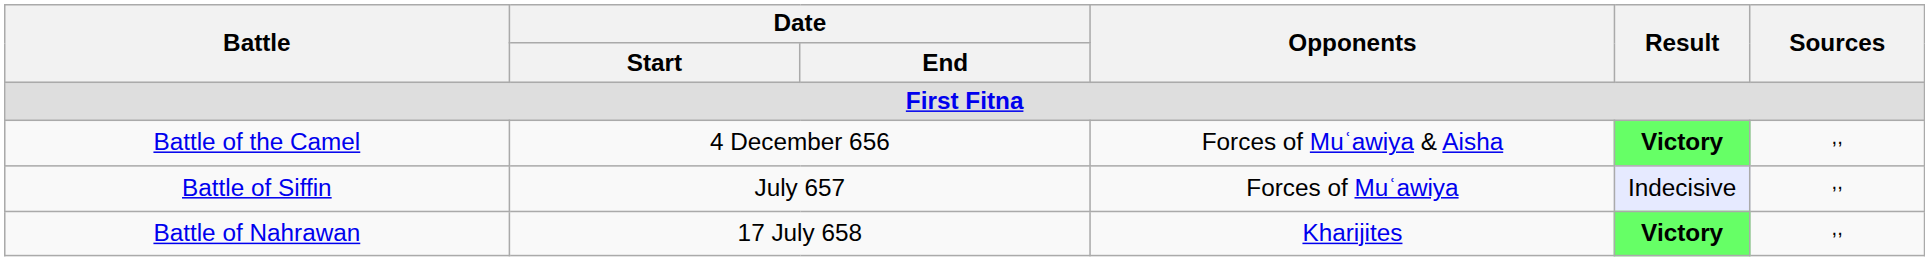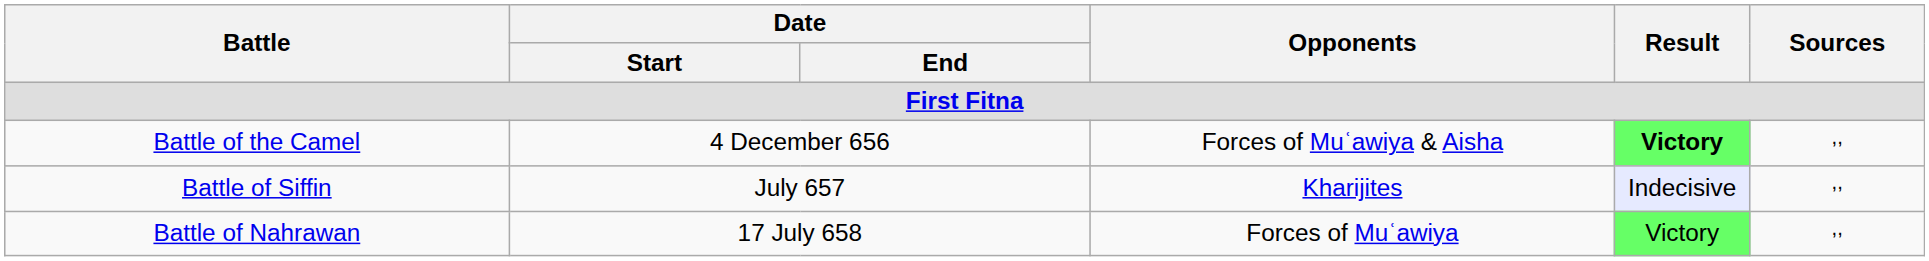(1352, 187) Forces of Muʿawiya -> (1352, 187) Kharijites
(1352, 233) Kharijites -> (1352, 233) Forces of Muʿawiya
(1682, 233) bold -> (1682, 233) normal
